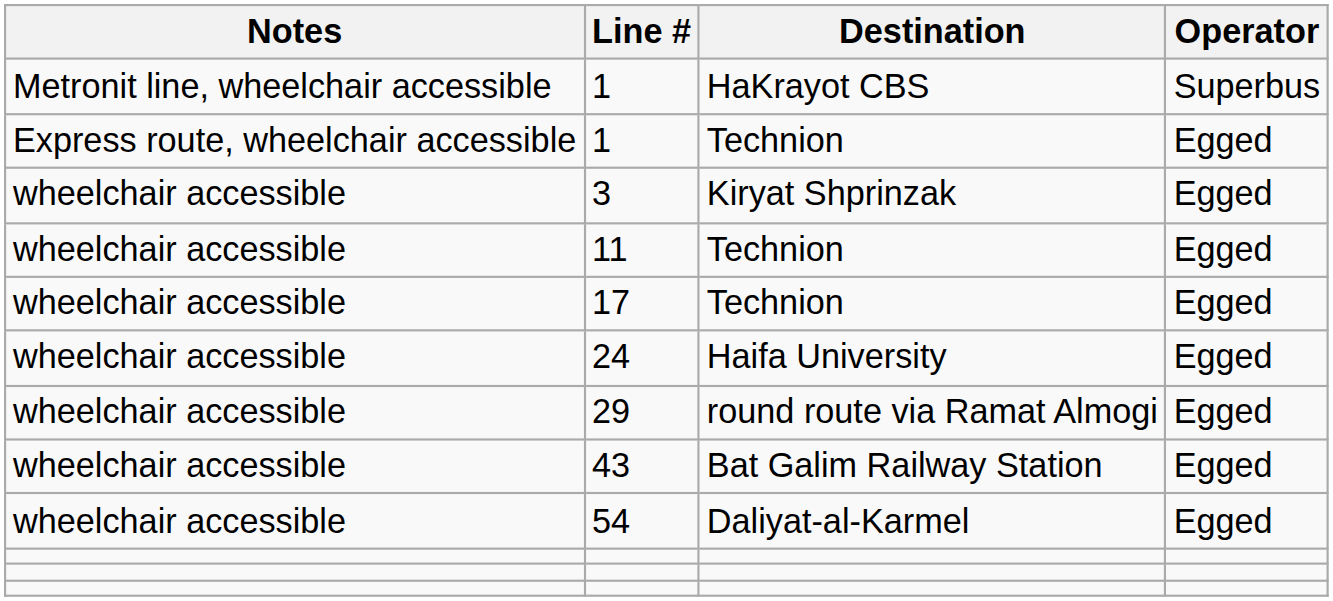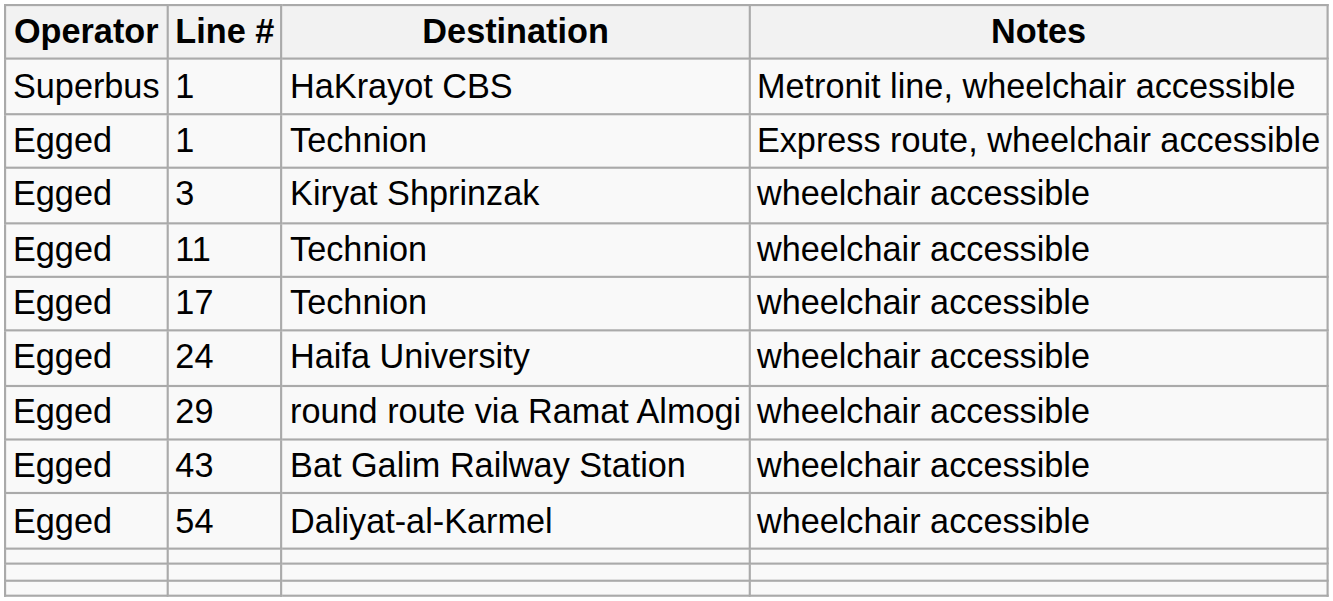columns swapped: (1247, 31) <-> (295, 31)
